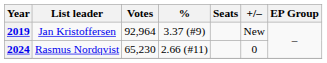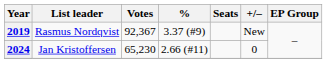(77, 31) Jan Kristoffersen -> (77, 31) Rasmus Nordqvist
(140, 31) 92,964 -> (140, 31) 92,367
(77, 49) Rasmus Nordqvist -> (77, 49) Jan Kristoffersen
